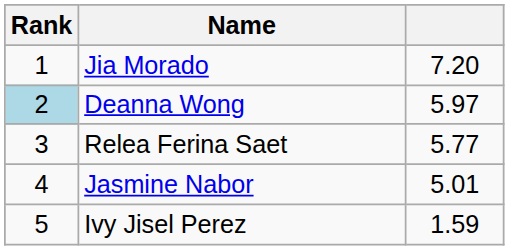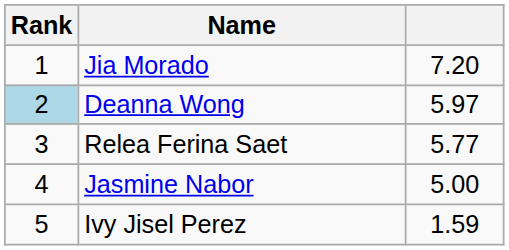(455, 184) 5.01 -> (455, 184) 5.00
